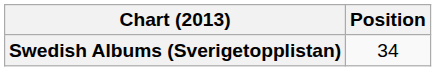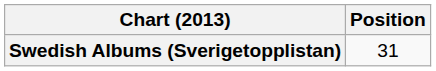(388, 50) 34 -> (388, 50) 31
